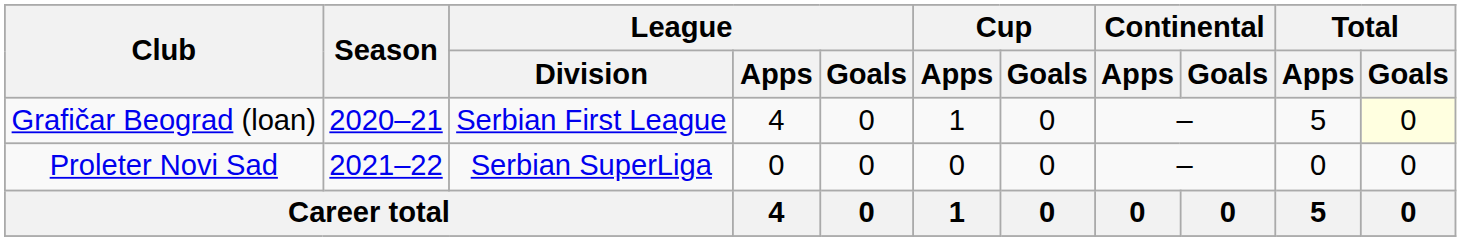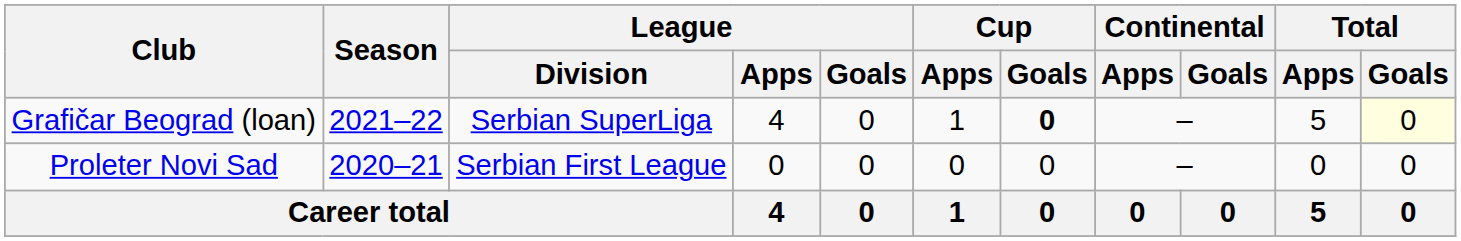(386, 119) 2020–21 -> (386, 119) 2021–22
(591, 119) Serbian First League -> (591, 119) Serbian SuperLiga
(1047, 119) normal -> (1047, 119) bold
(386, 166) 2021–22 -> (386, 166) 2020–21
(591, 166) Serbian SuperLiga -> (591, 166) Serbian First League
